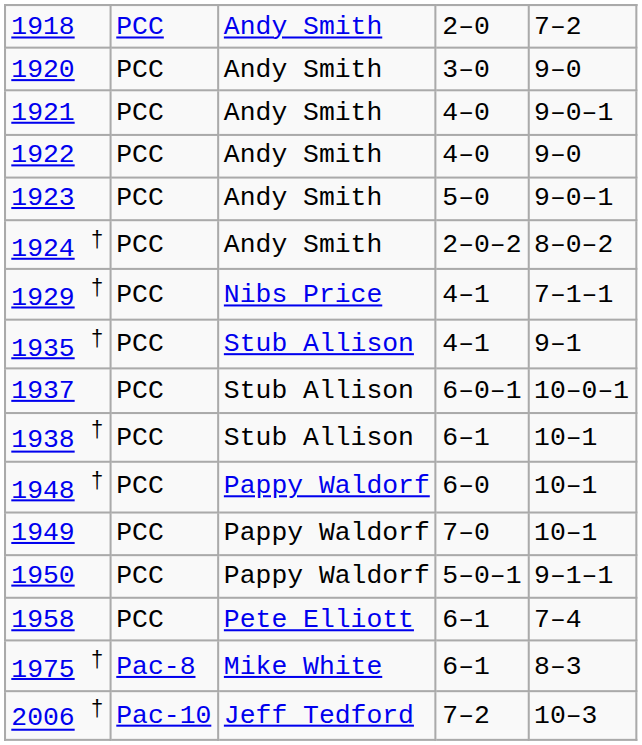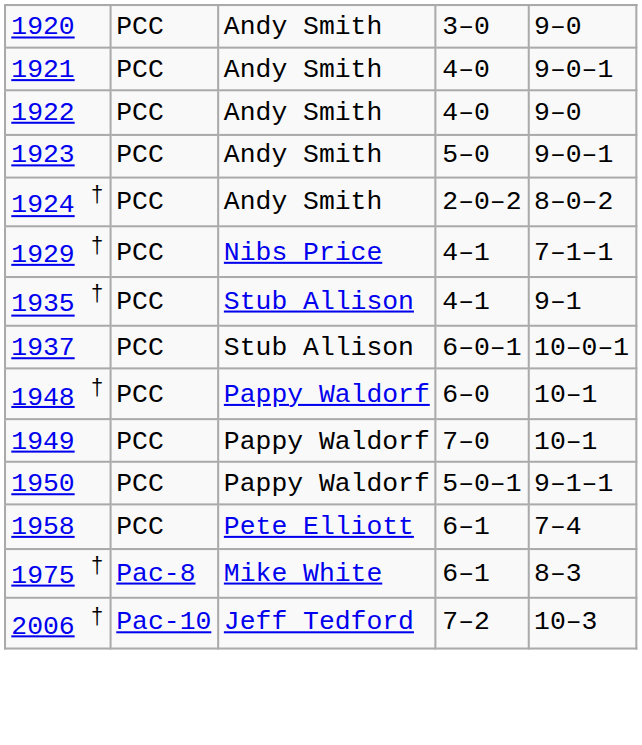- row: (43, 27)
- row: (58, 437)
